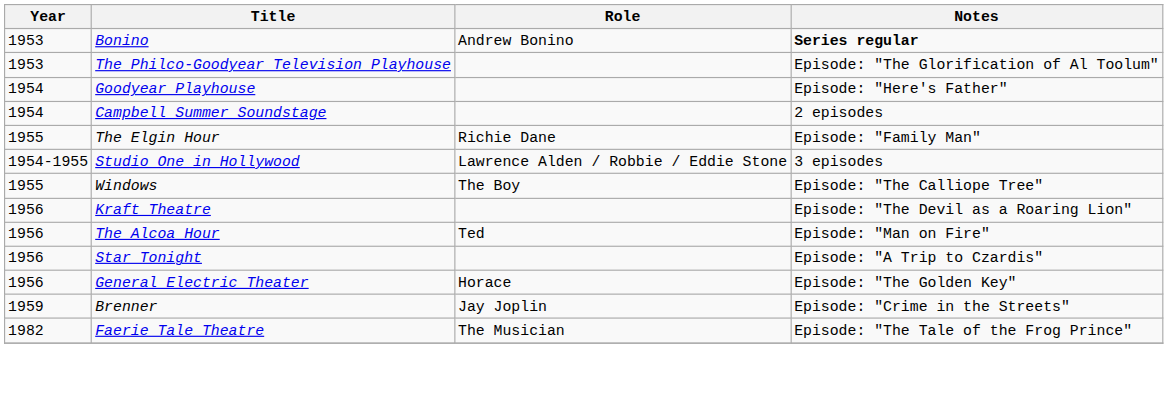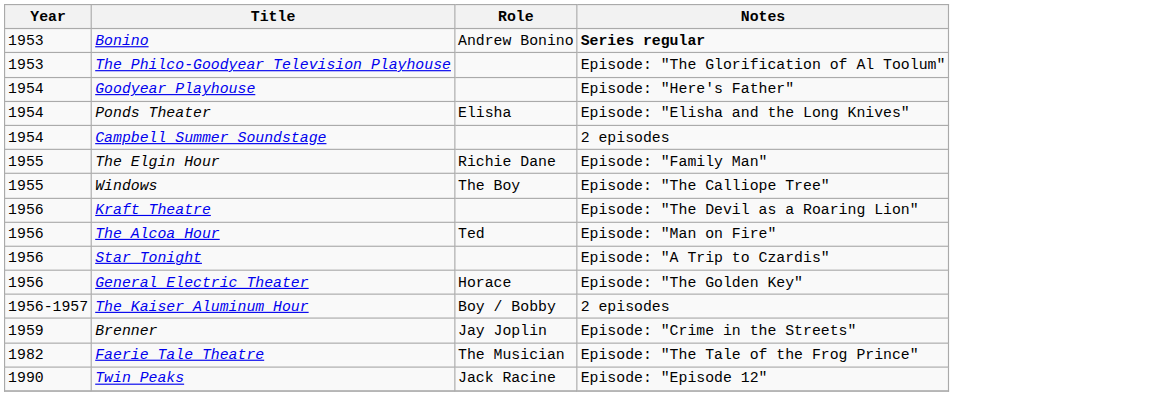+ row: (153, 113)
- row: (197, 162)
+ row: (202, 306)
+ row: (140, 379)
